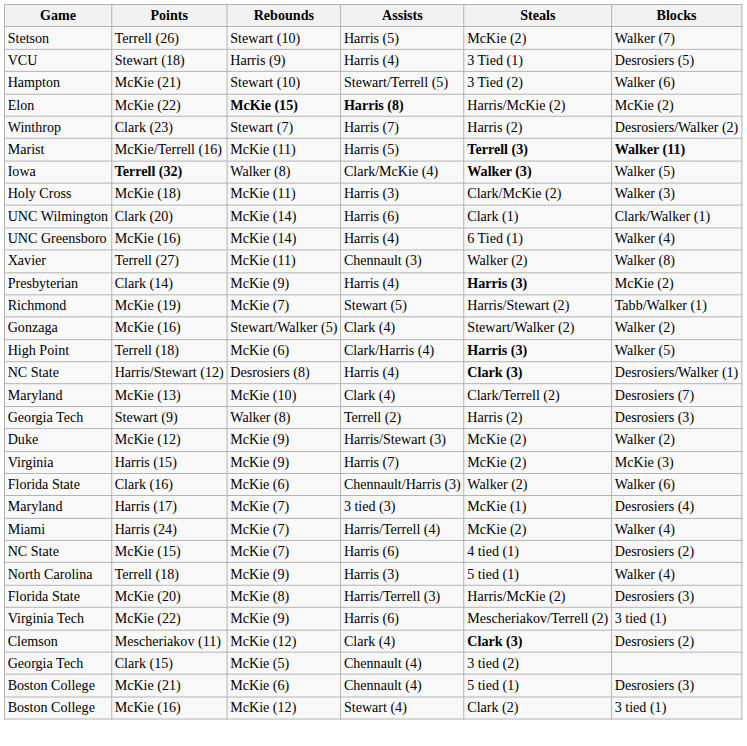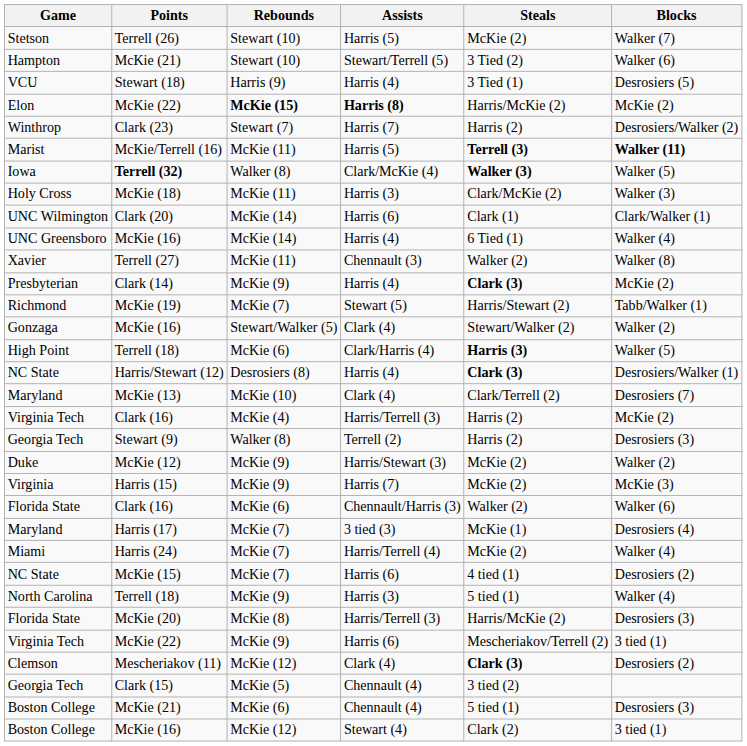rows swapped: (34, 82) <-> (23, 60)
(497, 283) Harris (3) -> (495, 283) Clark (3)
+ row: (46, 417)
